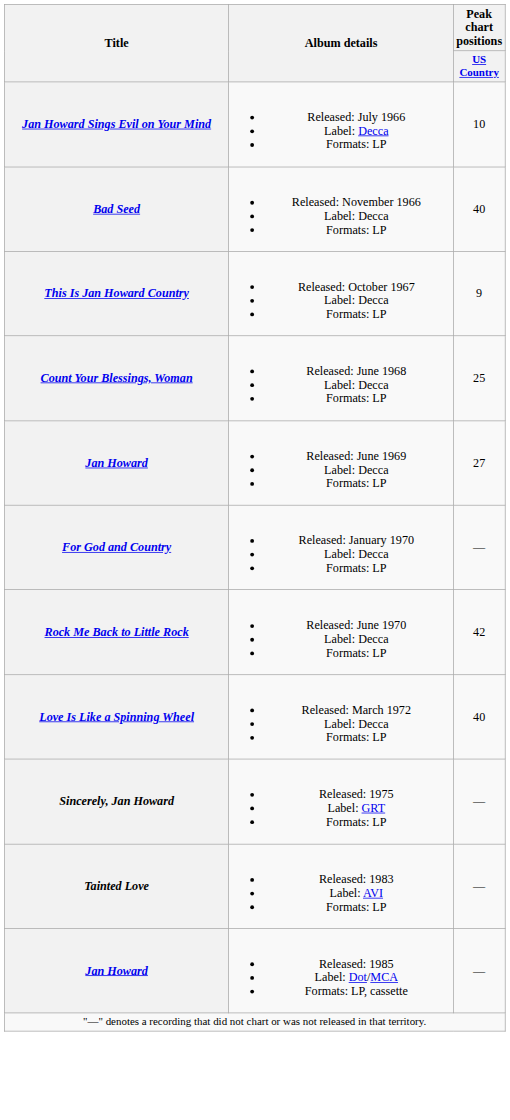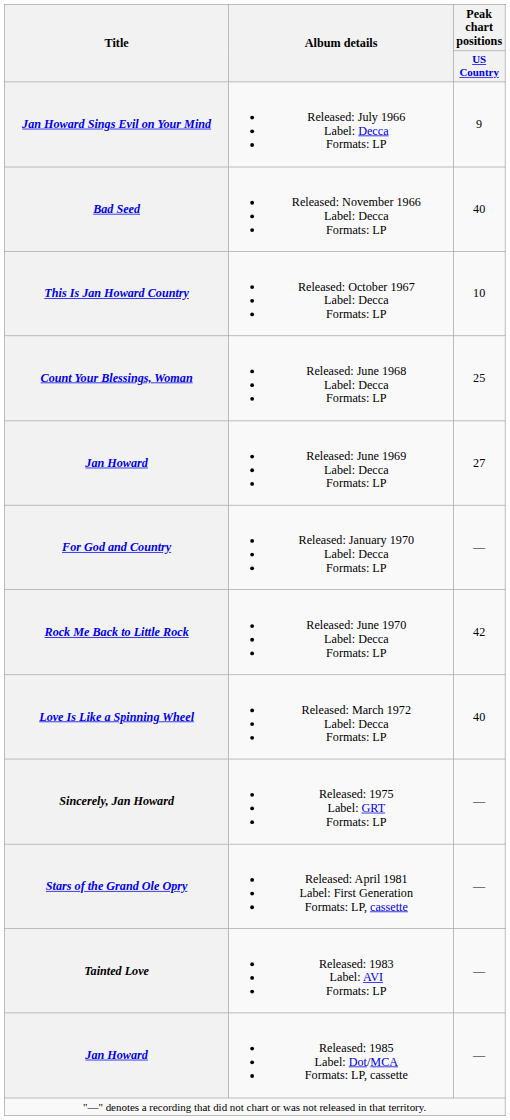(479, 124) 10 -> (479, 124) 9
(479, 293) 9 -> (479, 293) 10
+ row: (117, 886)
